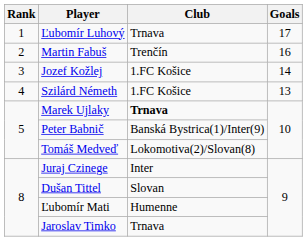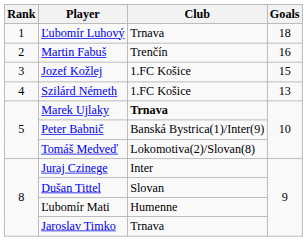(285, 33) 17 -> (285, 33) 18
(285, 71) 14 -> (285, 71) 15
